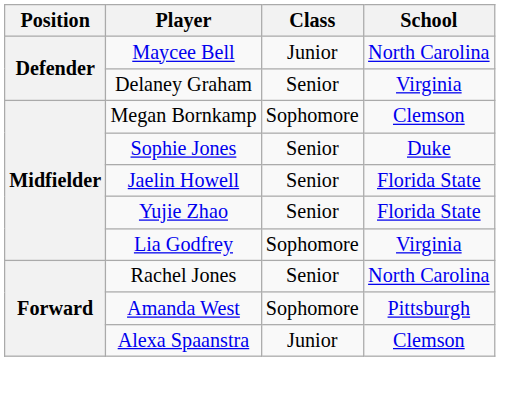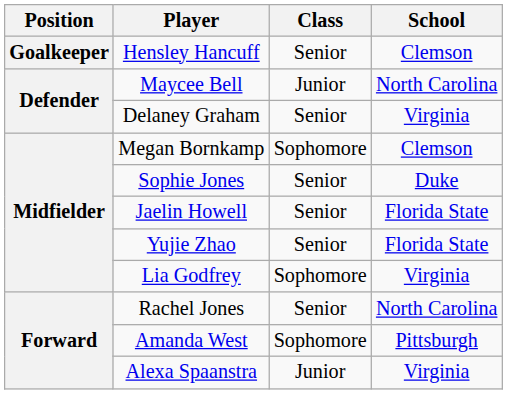+ row: (191, 52)
(429, 340) Clemson -> (437, 372) Virginia
